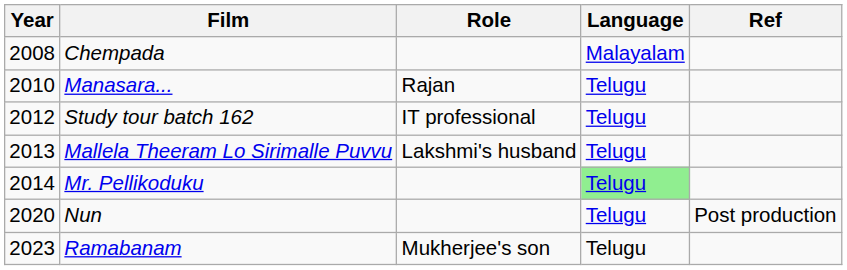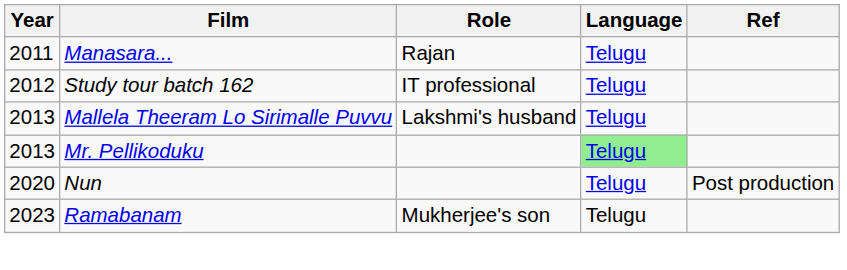- row: (114, 53)
(32, 85) 2010 -> (31, 53) 2011
(32, 183) 2014 -> (32, 150) 2013
